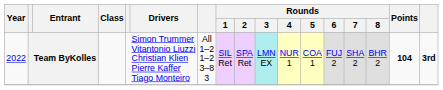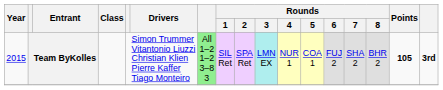(16, 59) 2022 -> (16, 59) 2015
(207, 59) no background -> (207, 59) lightgreen background
(404, 59) 104 -> (404, 59) 105
